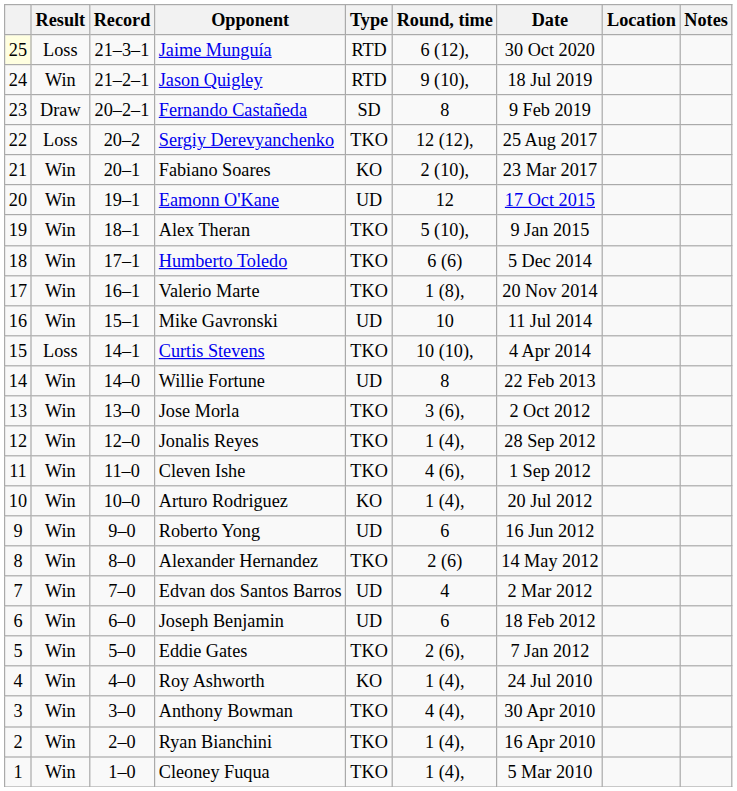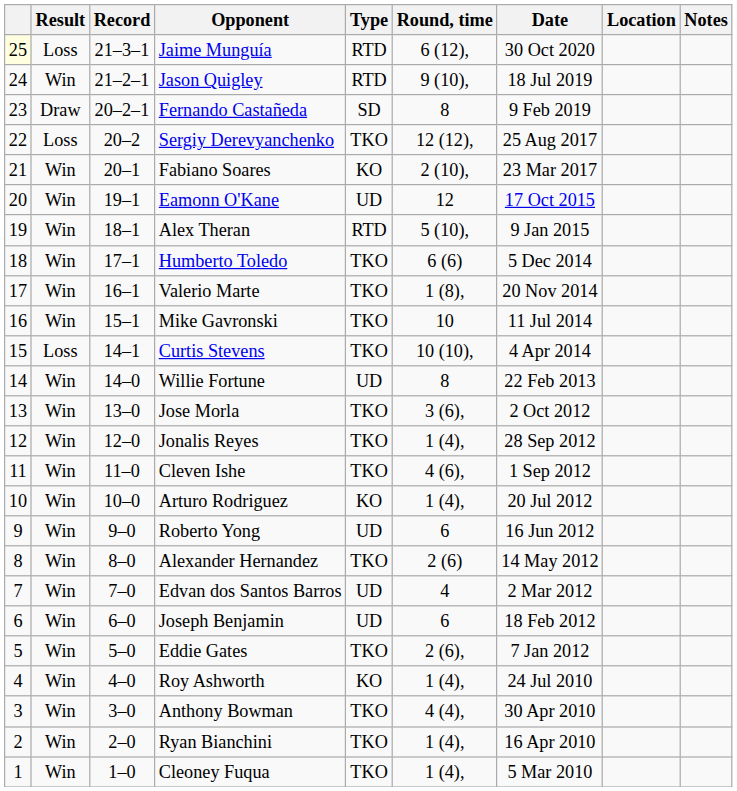(369, 230) TKO -> (369, 230) RTD
(369, 320) UD -> (369, 320) TKO
